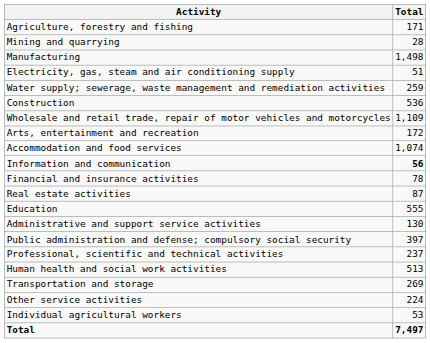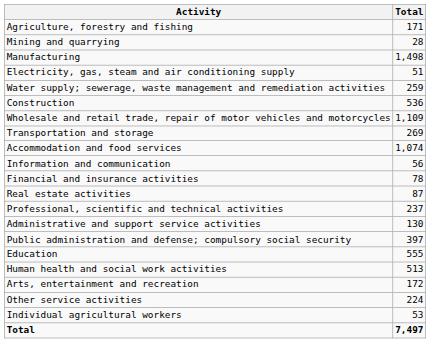rows swapped: (80, 285) <-> (103, 134)
(418, 164) bold -> (418, 164) normal
rows swapped: (145, 255) <-> (32, 209)
